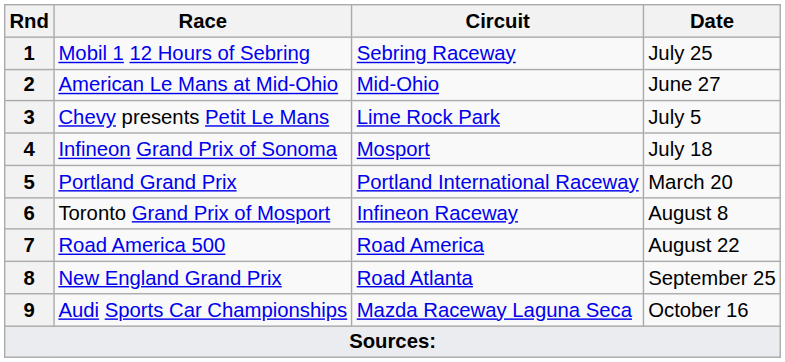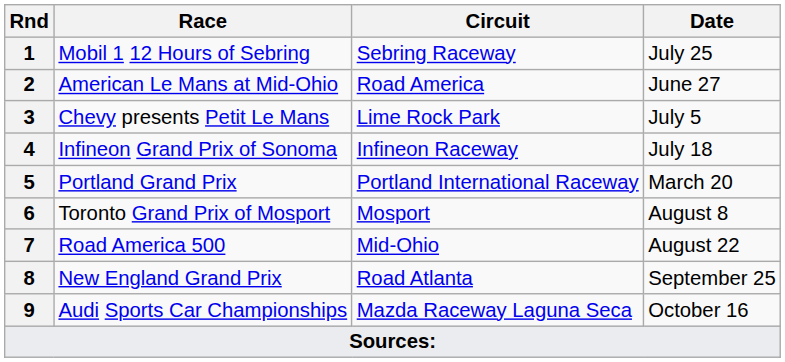(398, 85) Mid-Ohio -> (420, 85) Road America
(393, 149) Mosport -> (437, 149) Infineon Raceway
(437, 214) Infineon Raceway -> (393, 214) Mosport
(420, 246) Road America -> (398, 246) Mid-Ohio
